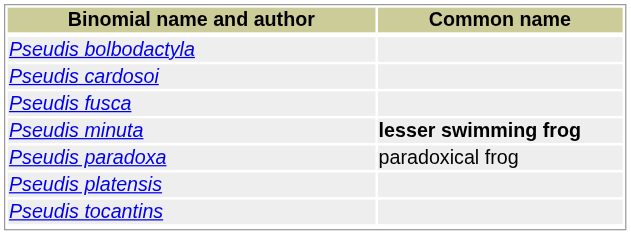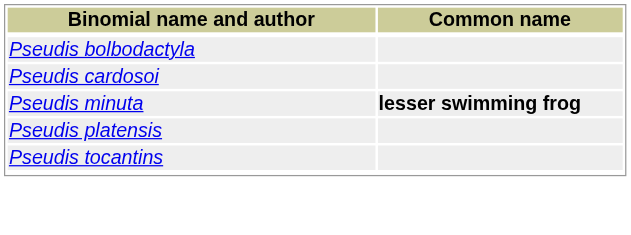- row: (70, 103)
- row: (88, 157)
